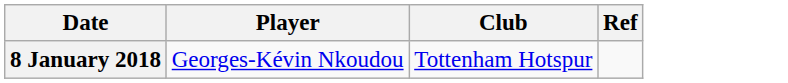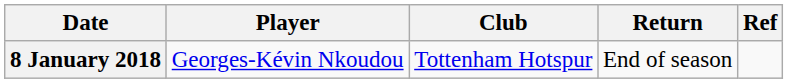+ column: (668, 22)
